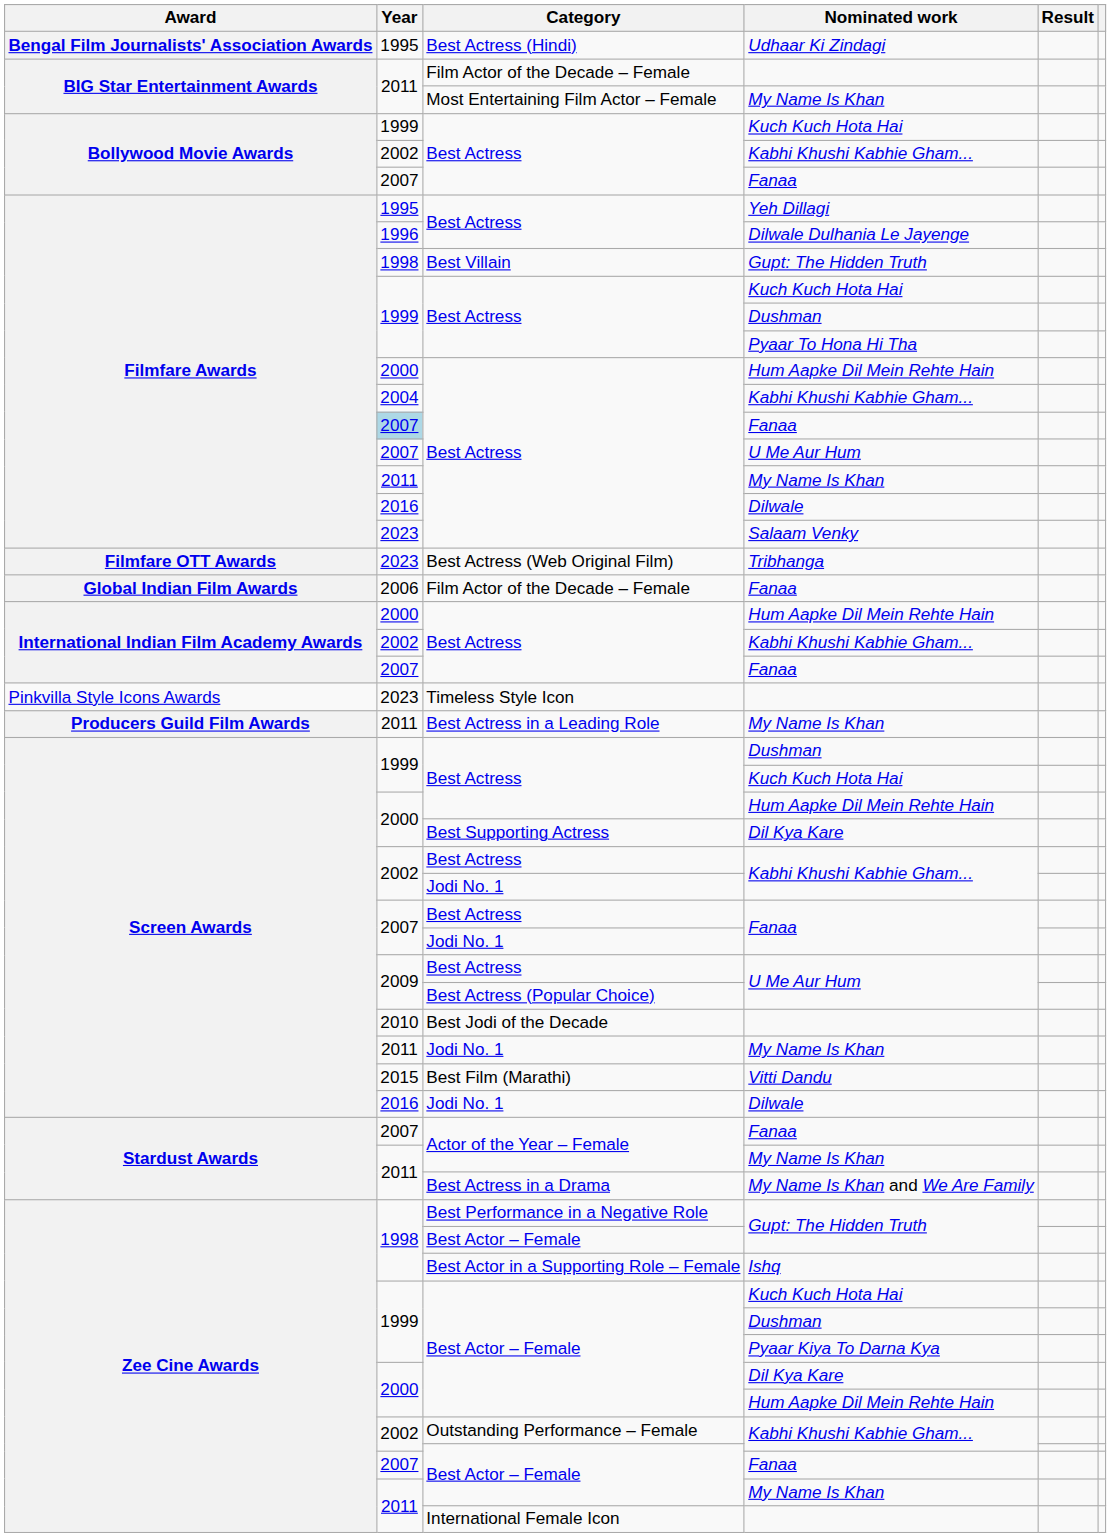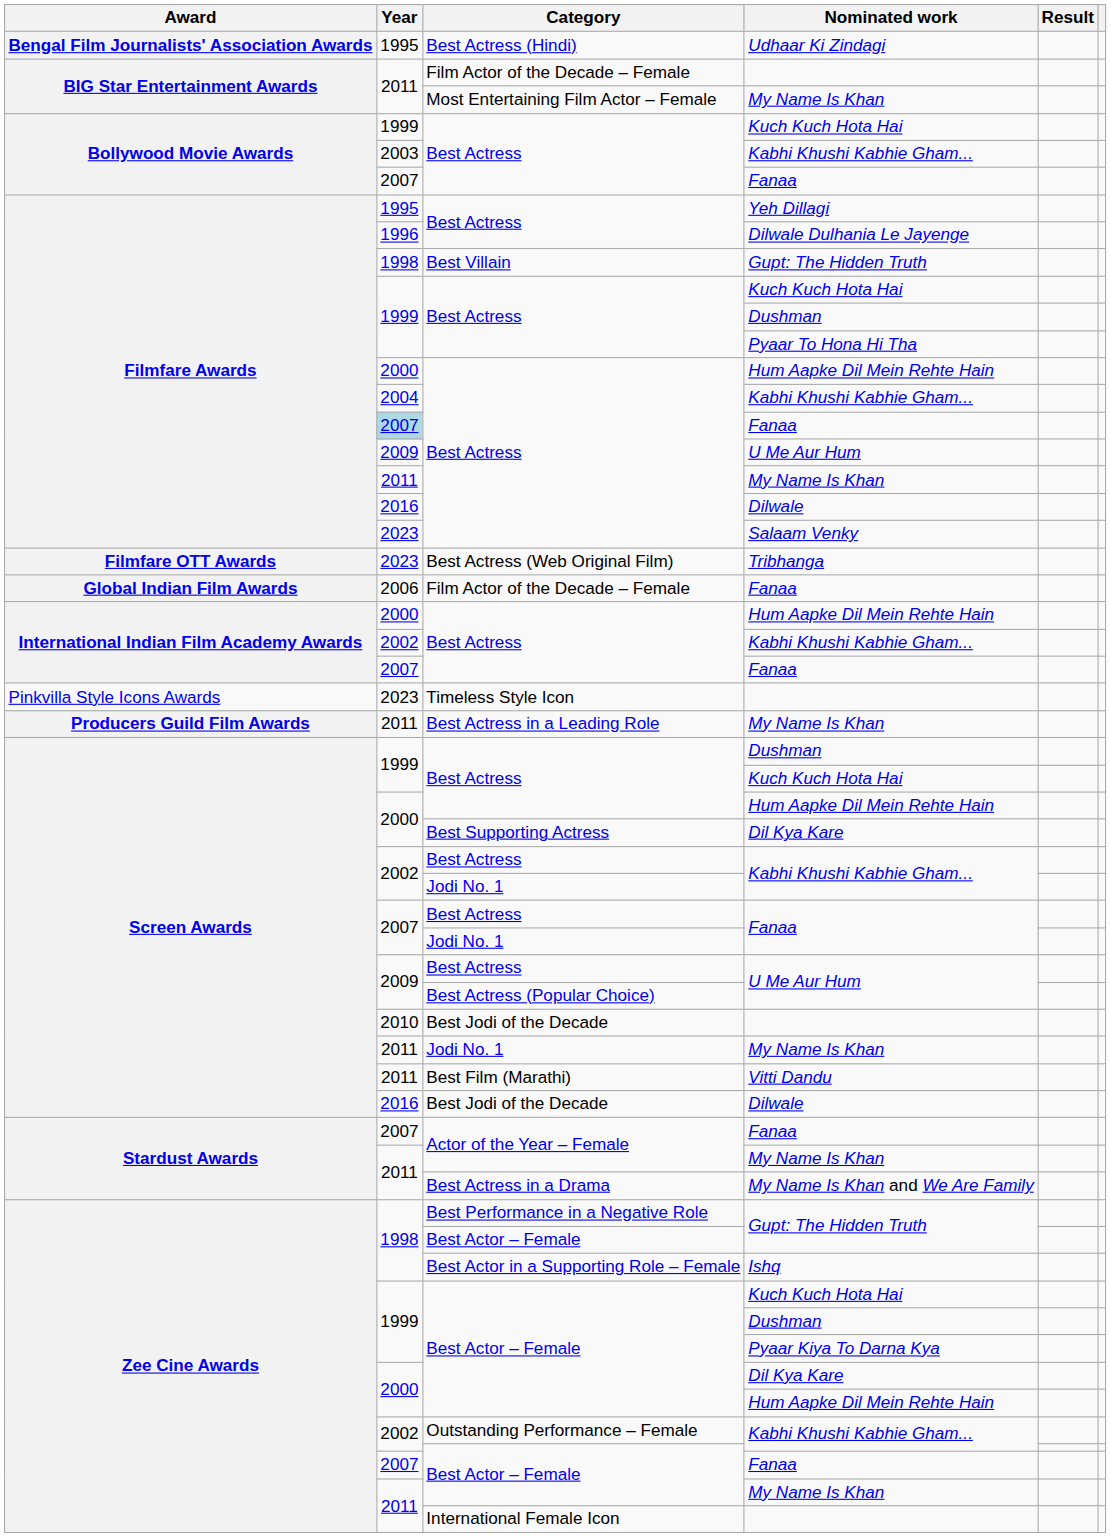(399, 153) 2002 -> (399, 153) 2003
(399, 452) 2007 -> (399, 452) 2009
(399, 1076) 2015 -> (399, 1076) 2011
(465, 1104) Jodi No. 1 -> (517, 1104) Best Jodi of the Decade
